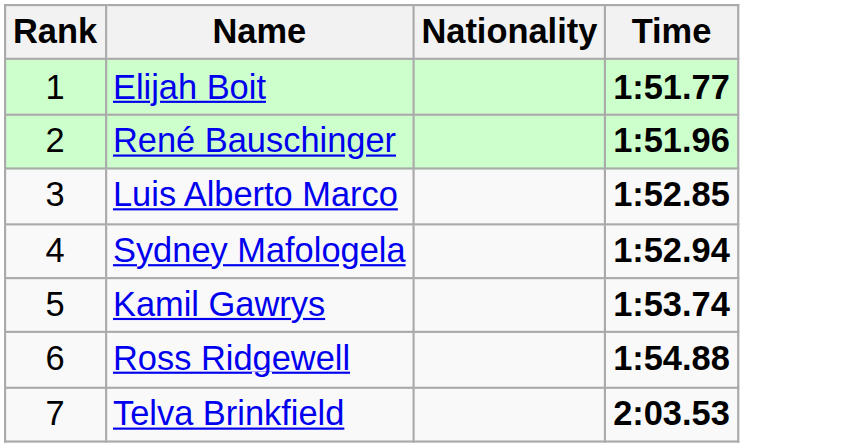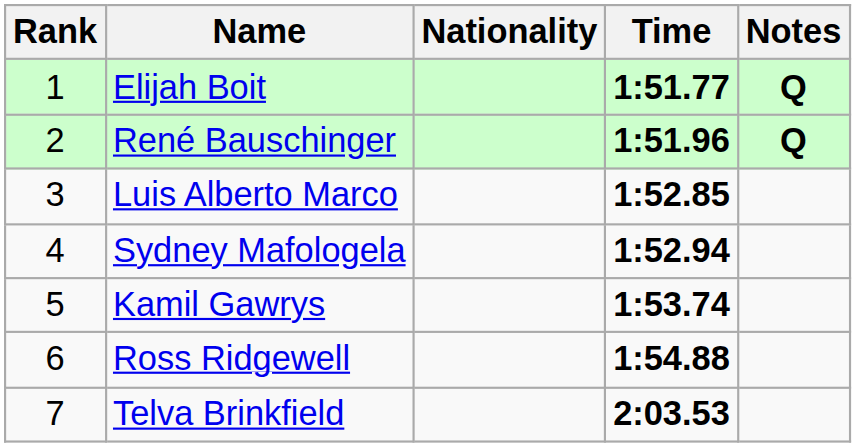+ column: (793, 31)
